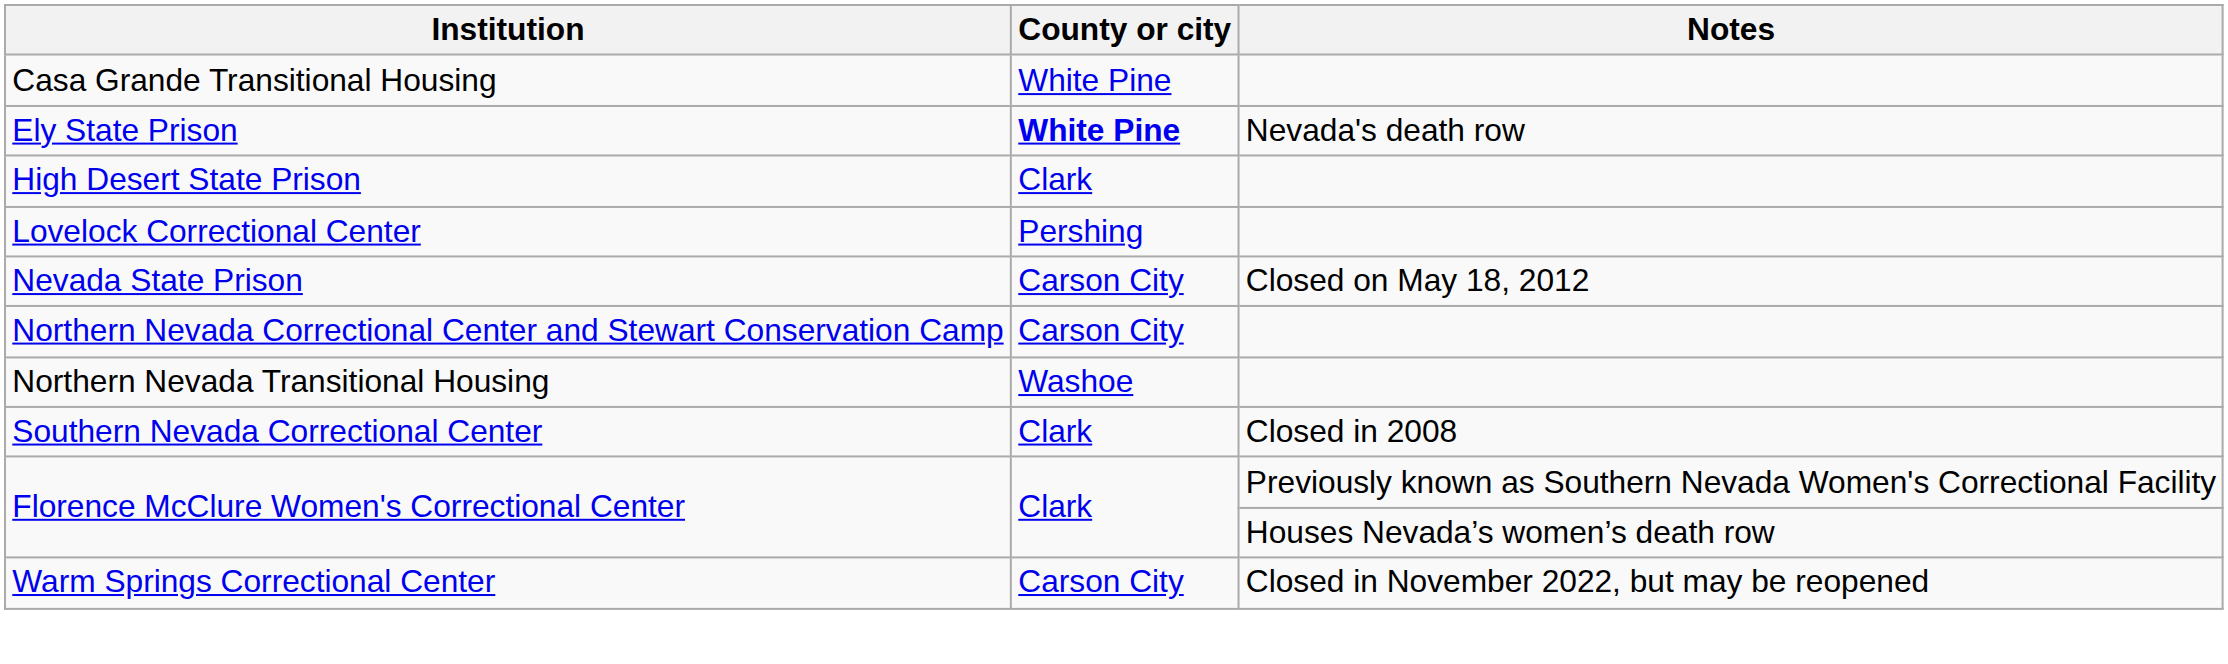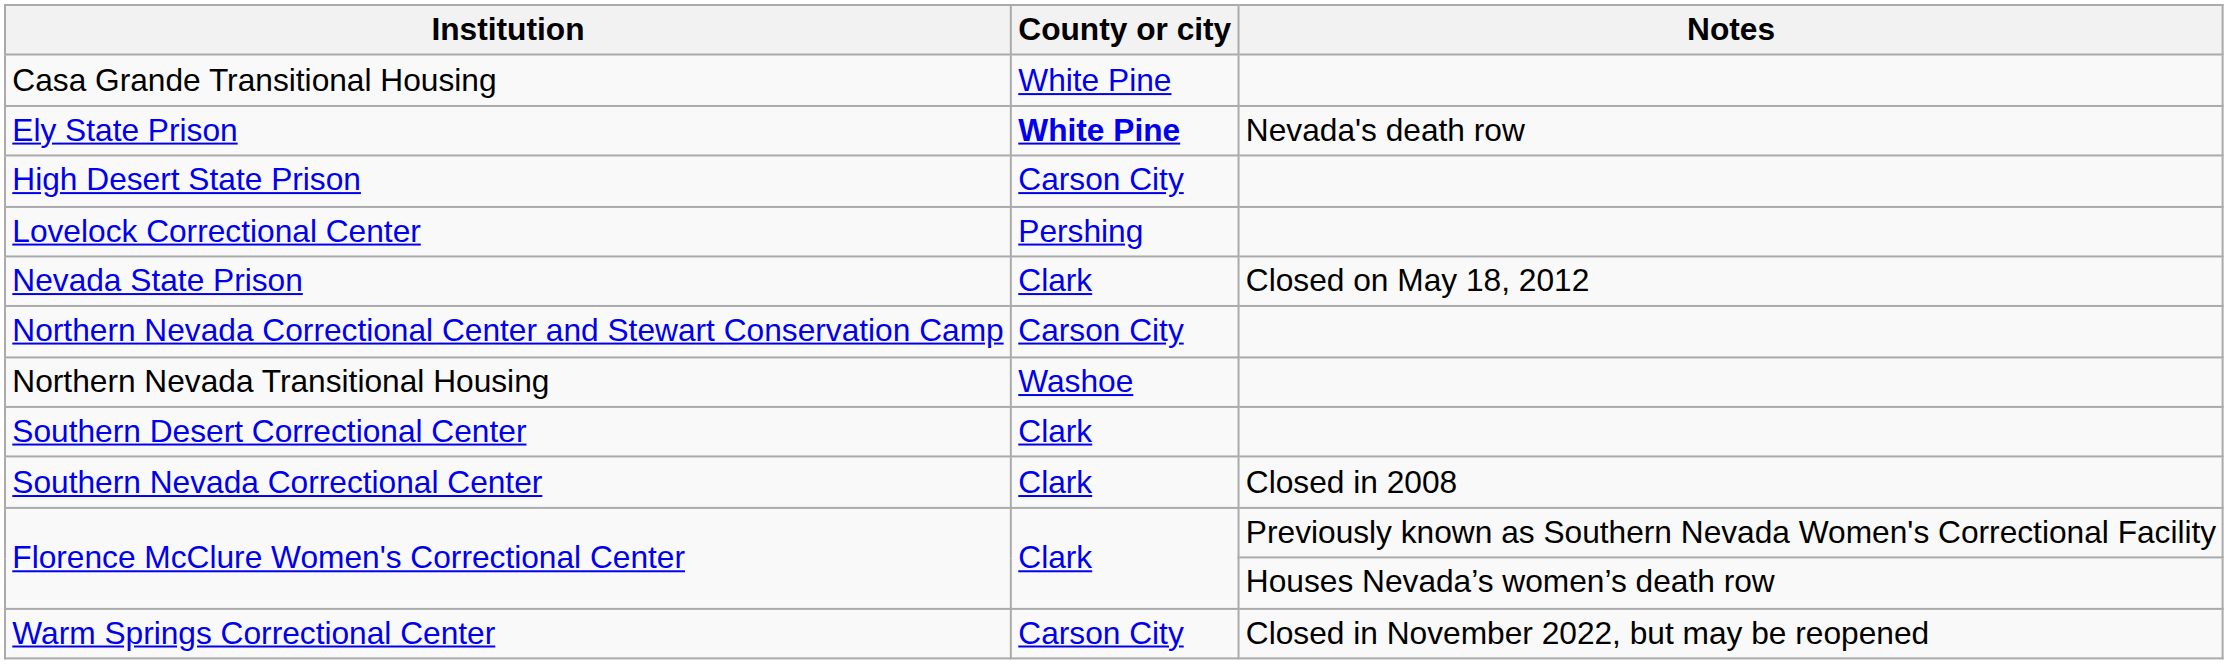(1055, 180) Clark -> (1101, 180) Carson City
(1101, 280) Carson City -> (1055, 280) Clark
+ row: (269, 431)
